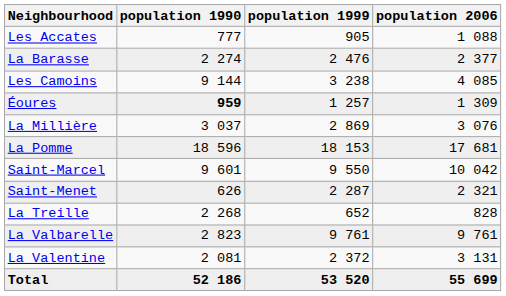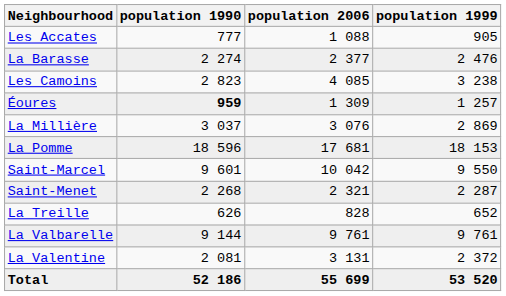columns swapped: (309, 16) <-> (437, 16)
(221, 82) 9 144 -> (221, 82) 2 823
(229, 192) 626 -> (221, 192) 2 268
(221, 214) 2 268 -> (229, 214) 626
(221, 236) 2 823 -> (221, 236) 9 144
